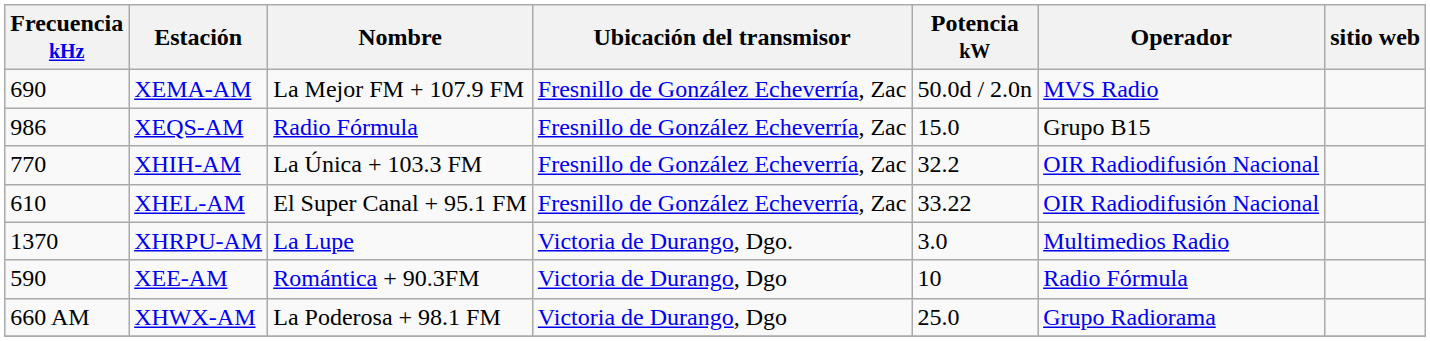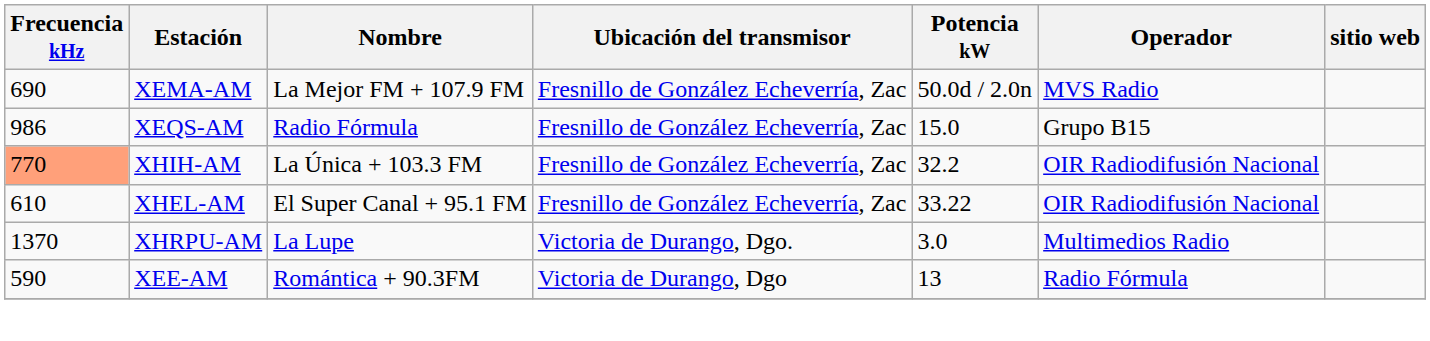(28, 164) no background -> (28, 164) lightsalmon background
(929, 278) 10 -> (929, 278) 13
- row: (195, 316)
